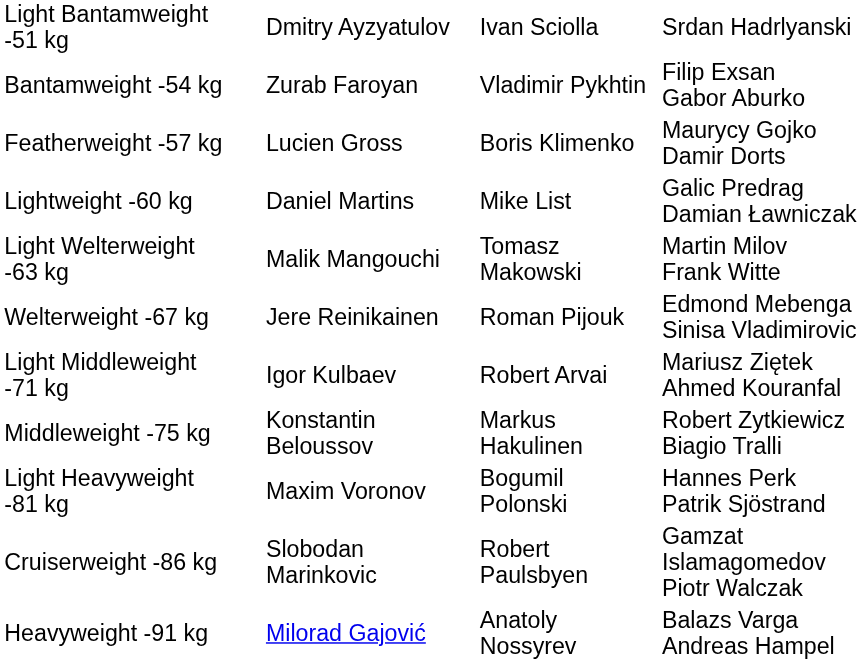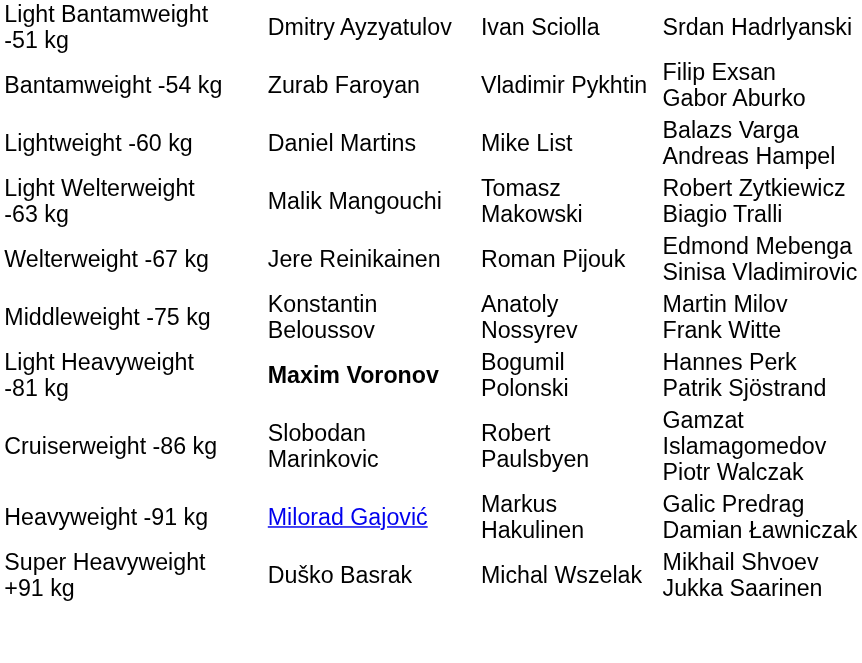- row: (113, 143)
(759, 201) Galic Predrag Damian Ławniczak -> (749, 143) Balazs Varga Andreas Hampel
(724, 259) Martin Milov Frank Witte -> (754, 201) Robert Zytkiewicz Biagio Tralli
- row: (100, 375)
(531, 433) Markus Hakulinen -> (529, 317) Anatoly Nossyrev
(754, 433) Robert Zytkiewicz Biagio Tralli -> (725, 317) Martin Milov Frank Witte
(346, 491) normal -> (353, 375) bold
(528, 633) Anatoly Nossyrev -> (533, 517) Markus Hakulinen
(748, 633) Balazs Varga Andreas Hampel -> (760, 517) Galic Predrag Damian Ławniczak
+ row: (105, 575)
